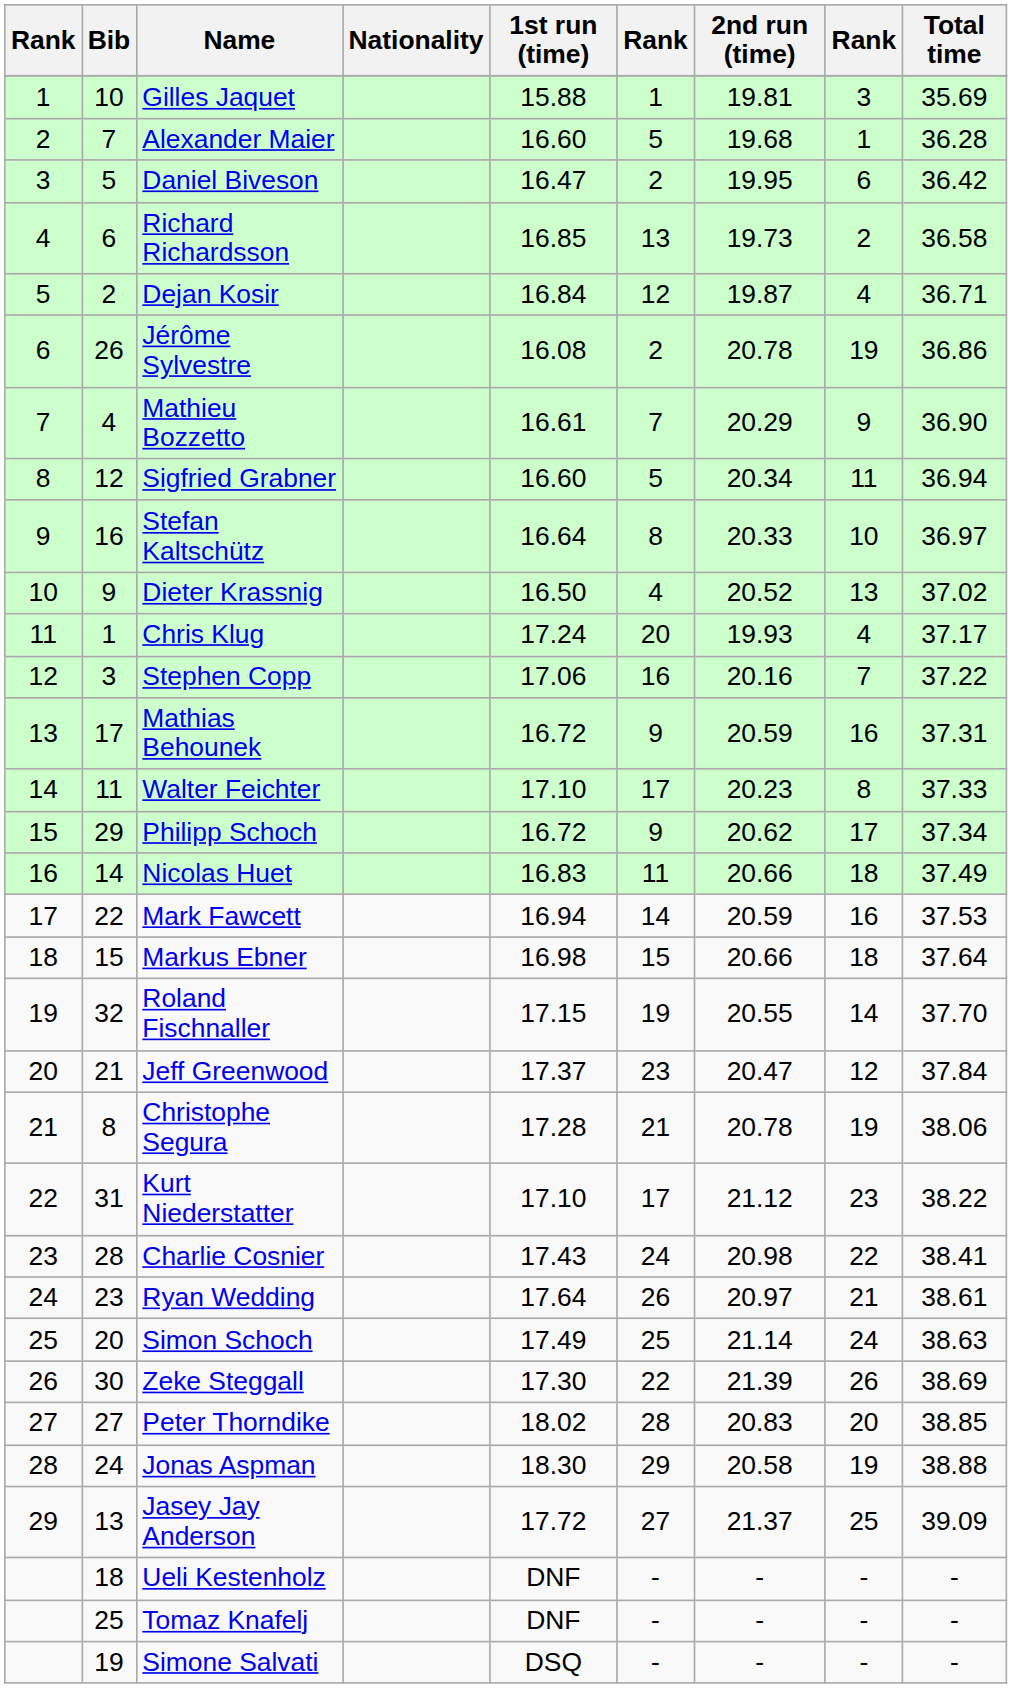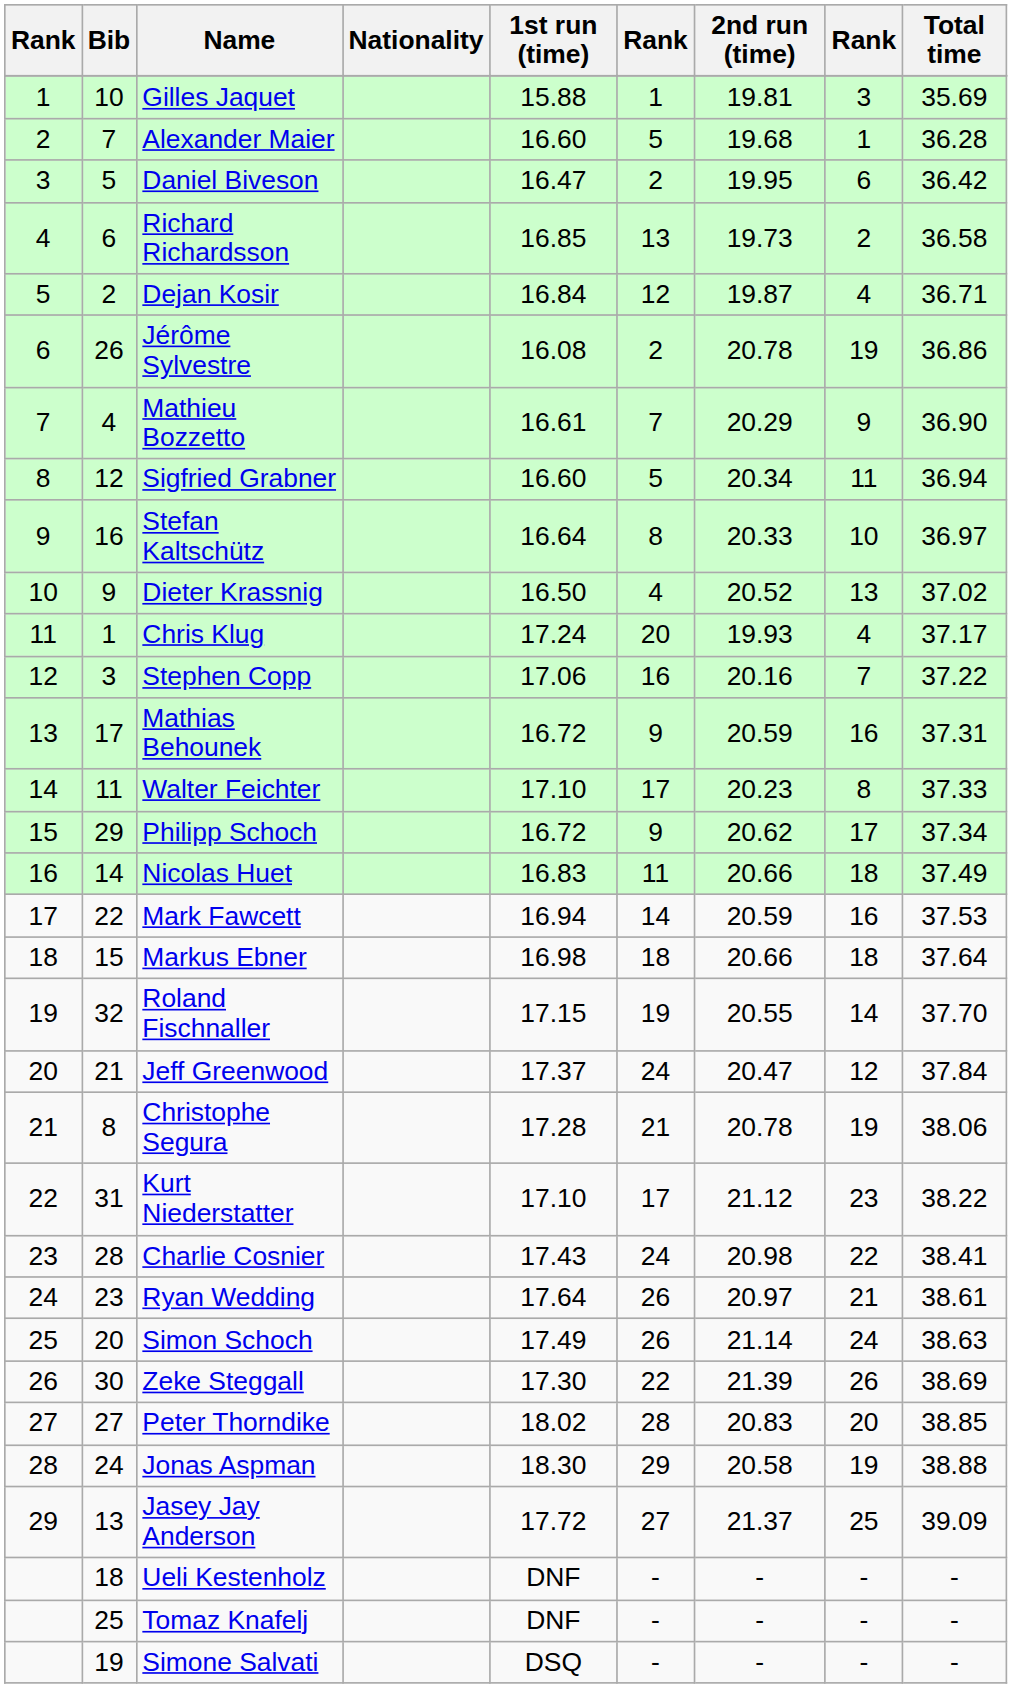(656, 957) 15 -> (656, 957) 18
(656, 1070) 23 -> (656, 1070) 24
(656, 1339) 25 -> (656, 1339) 26
